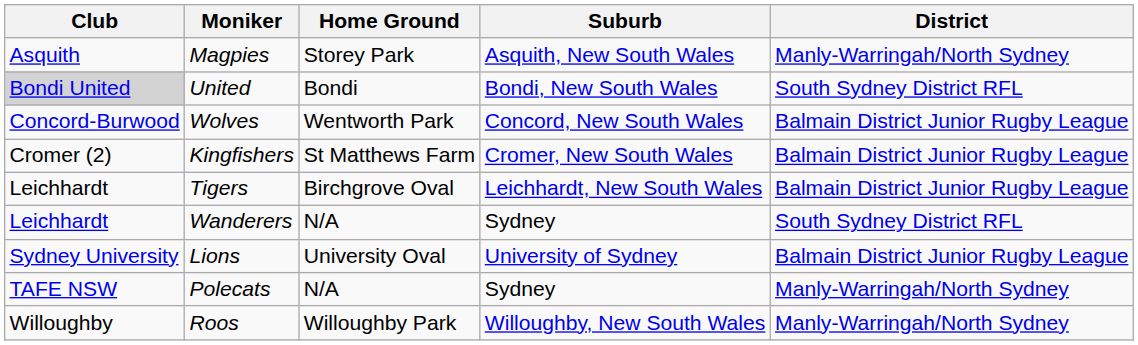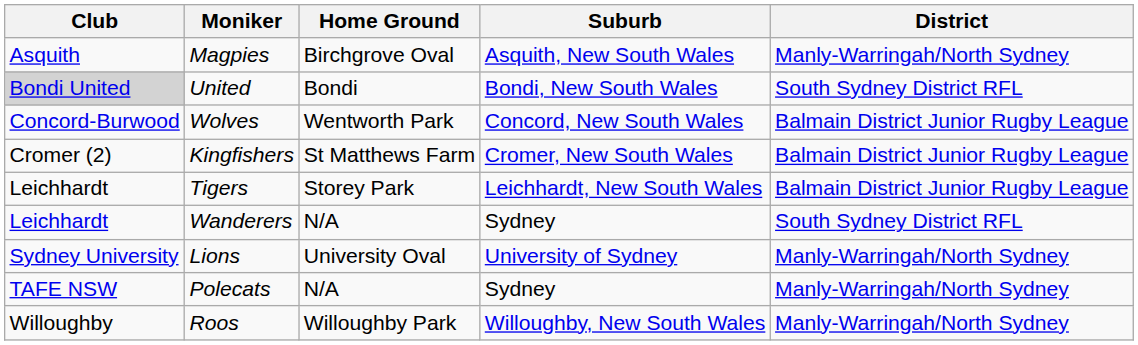(359, 54) Storey Park -> (379, 54) Birchgrove Oval
(379, 188) Birchgrove Oval -> (359, 188) Storey Park
(952, 255) Balmain District Junior Rugby League -> (922, 255) Manly-Warringah/North Sydney
